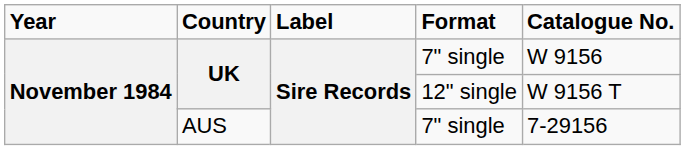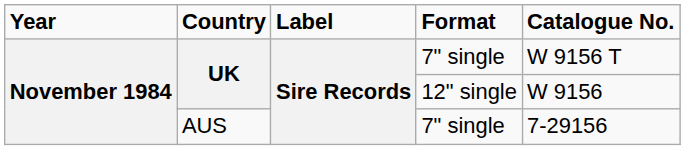(565, 56) W 9156 -> (574, 56) W 9156 T
(574, 91) W 9156 T -> (565, 91) W 9156
